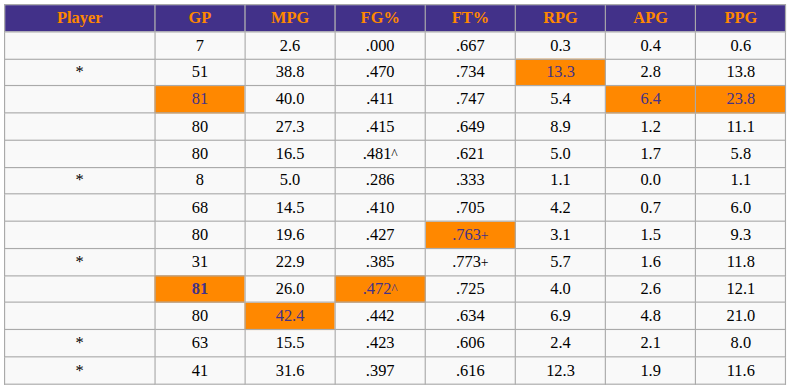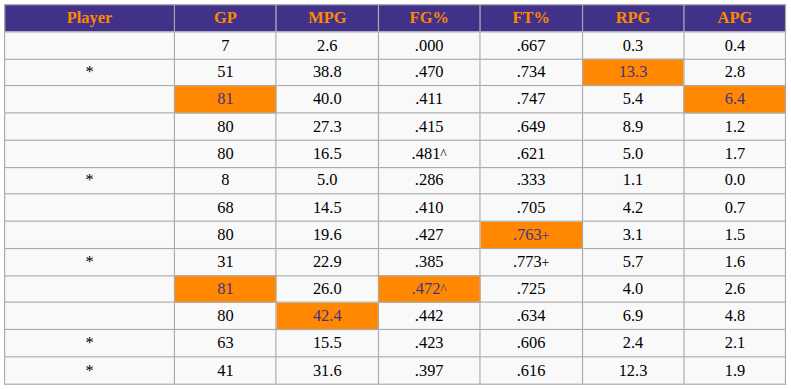- column: (741, 18)
(200, 289) bold -> (225, 289) normal
